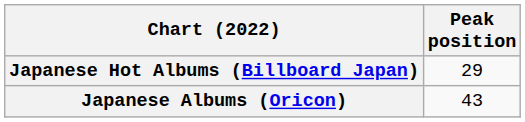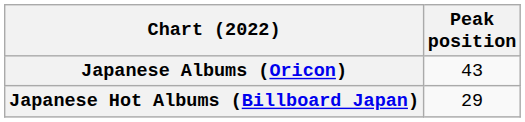rows swapped: (214, 101) <-> (214, 71)
